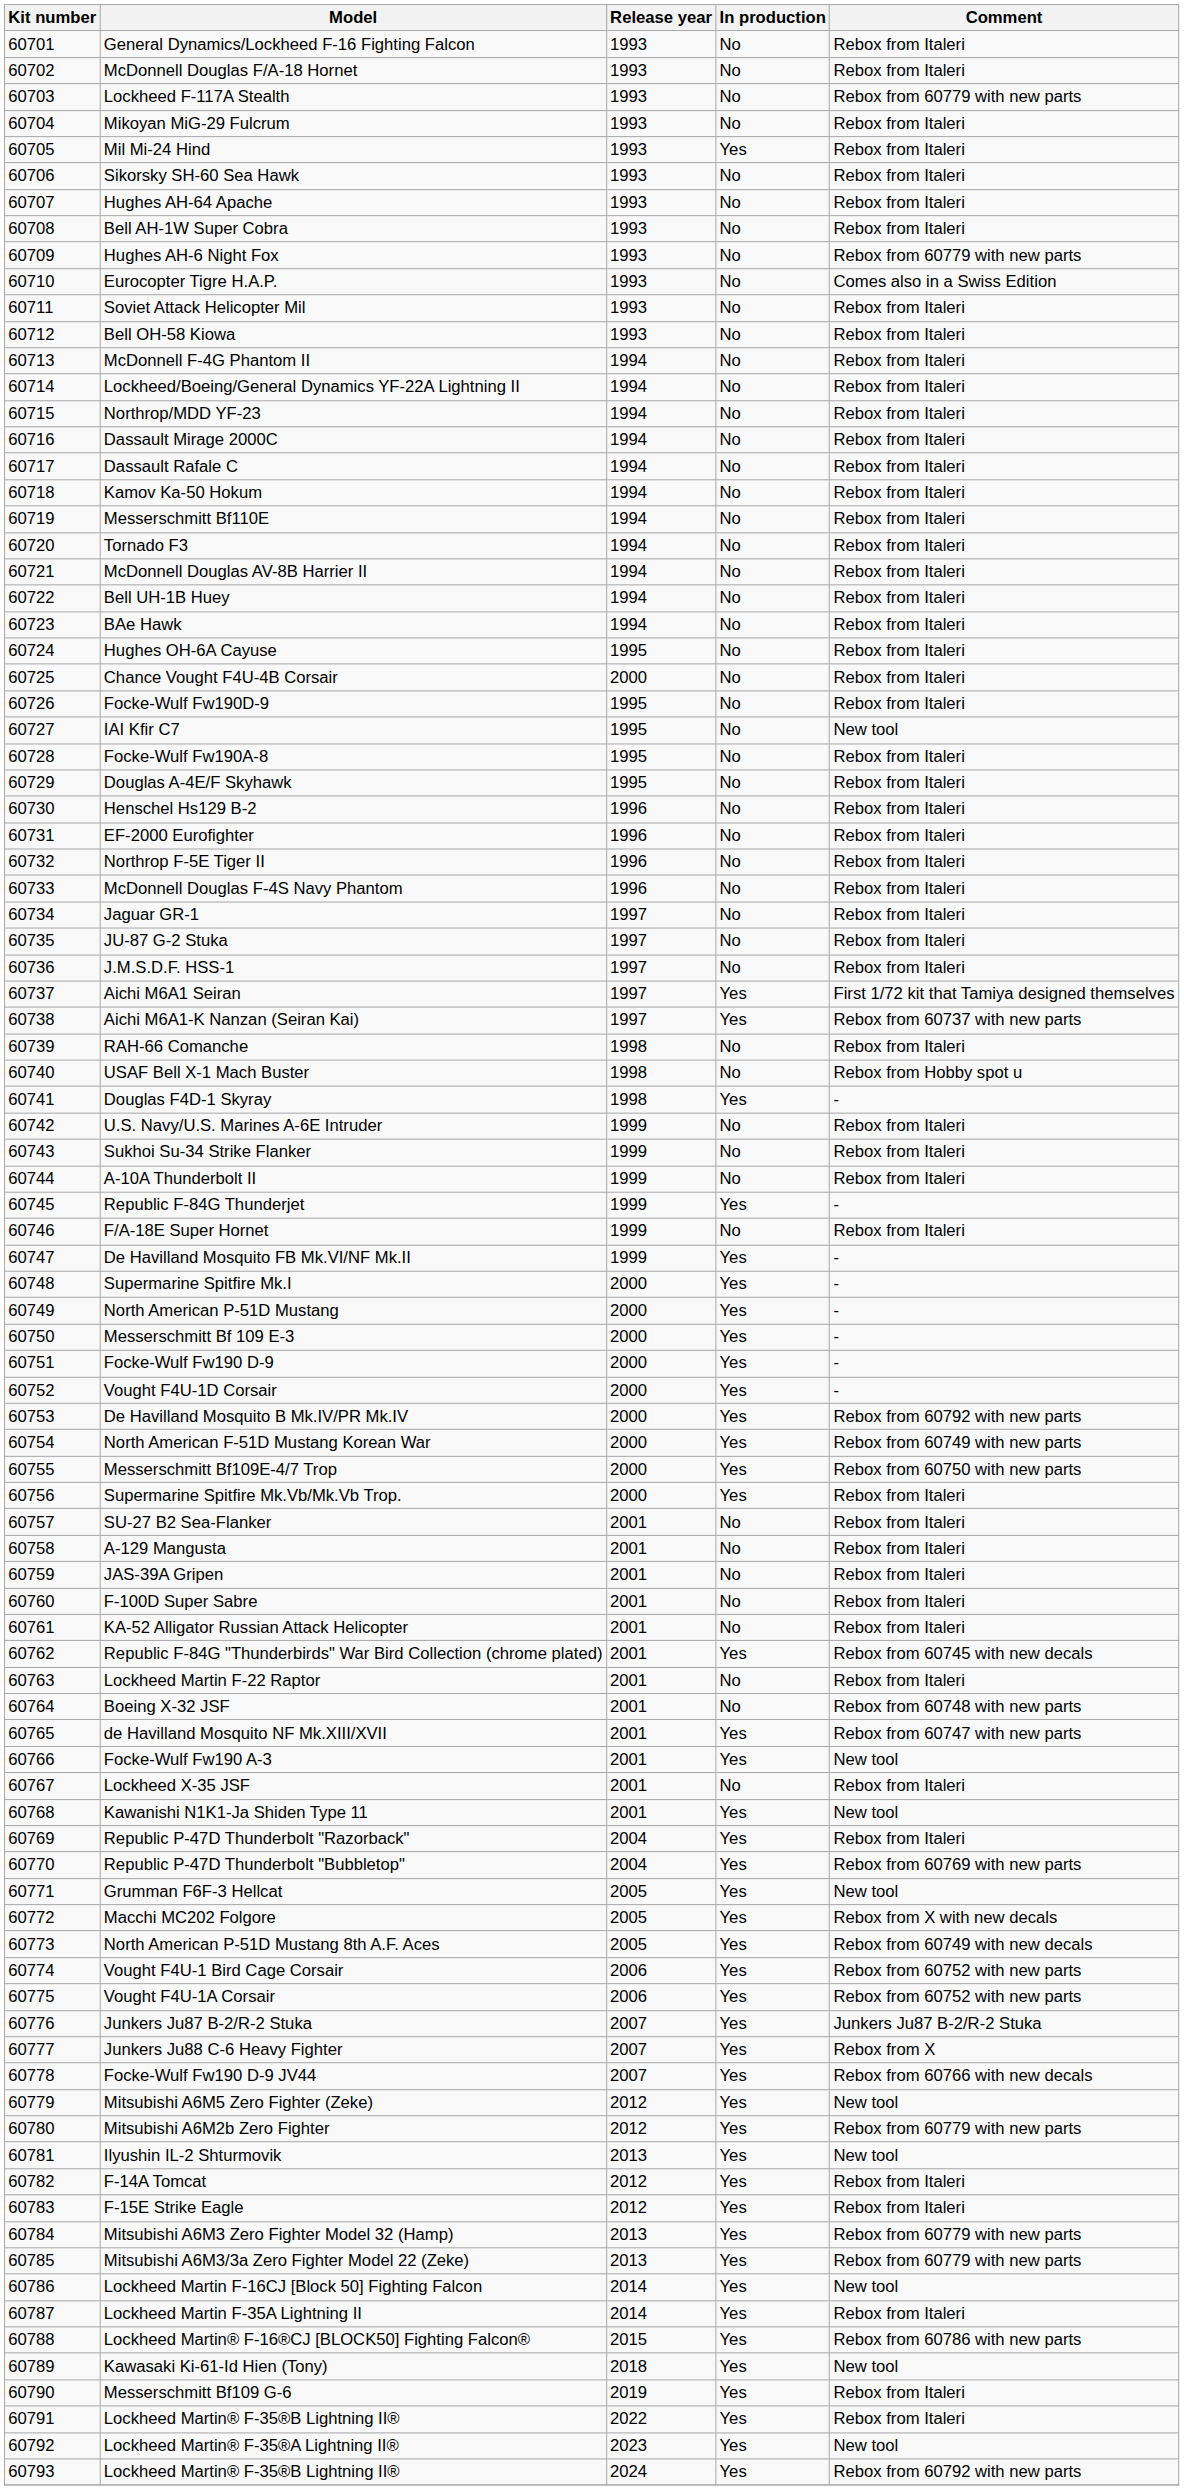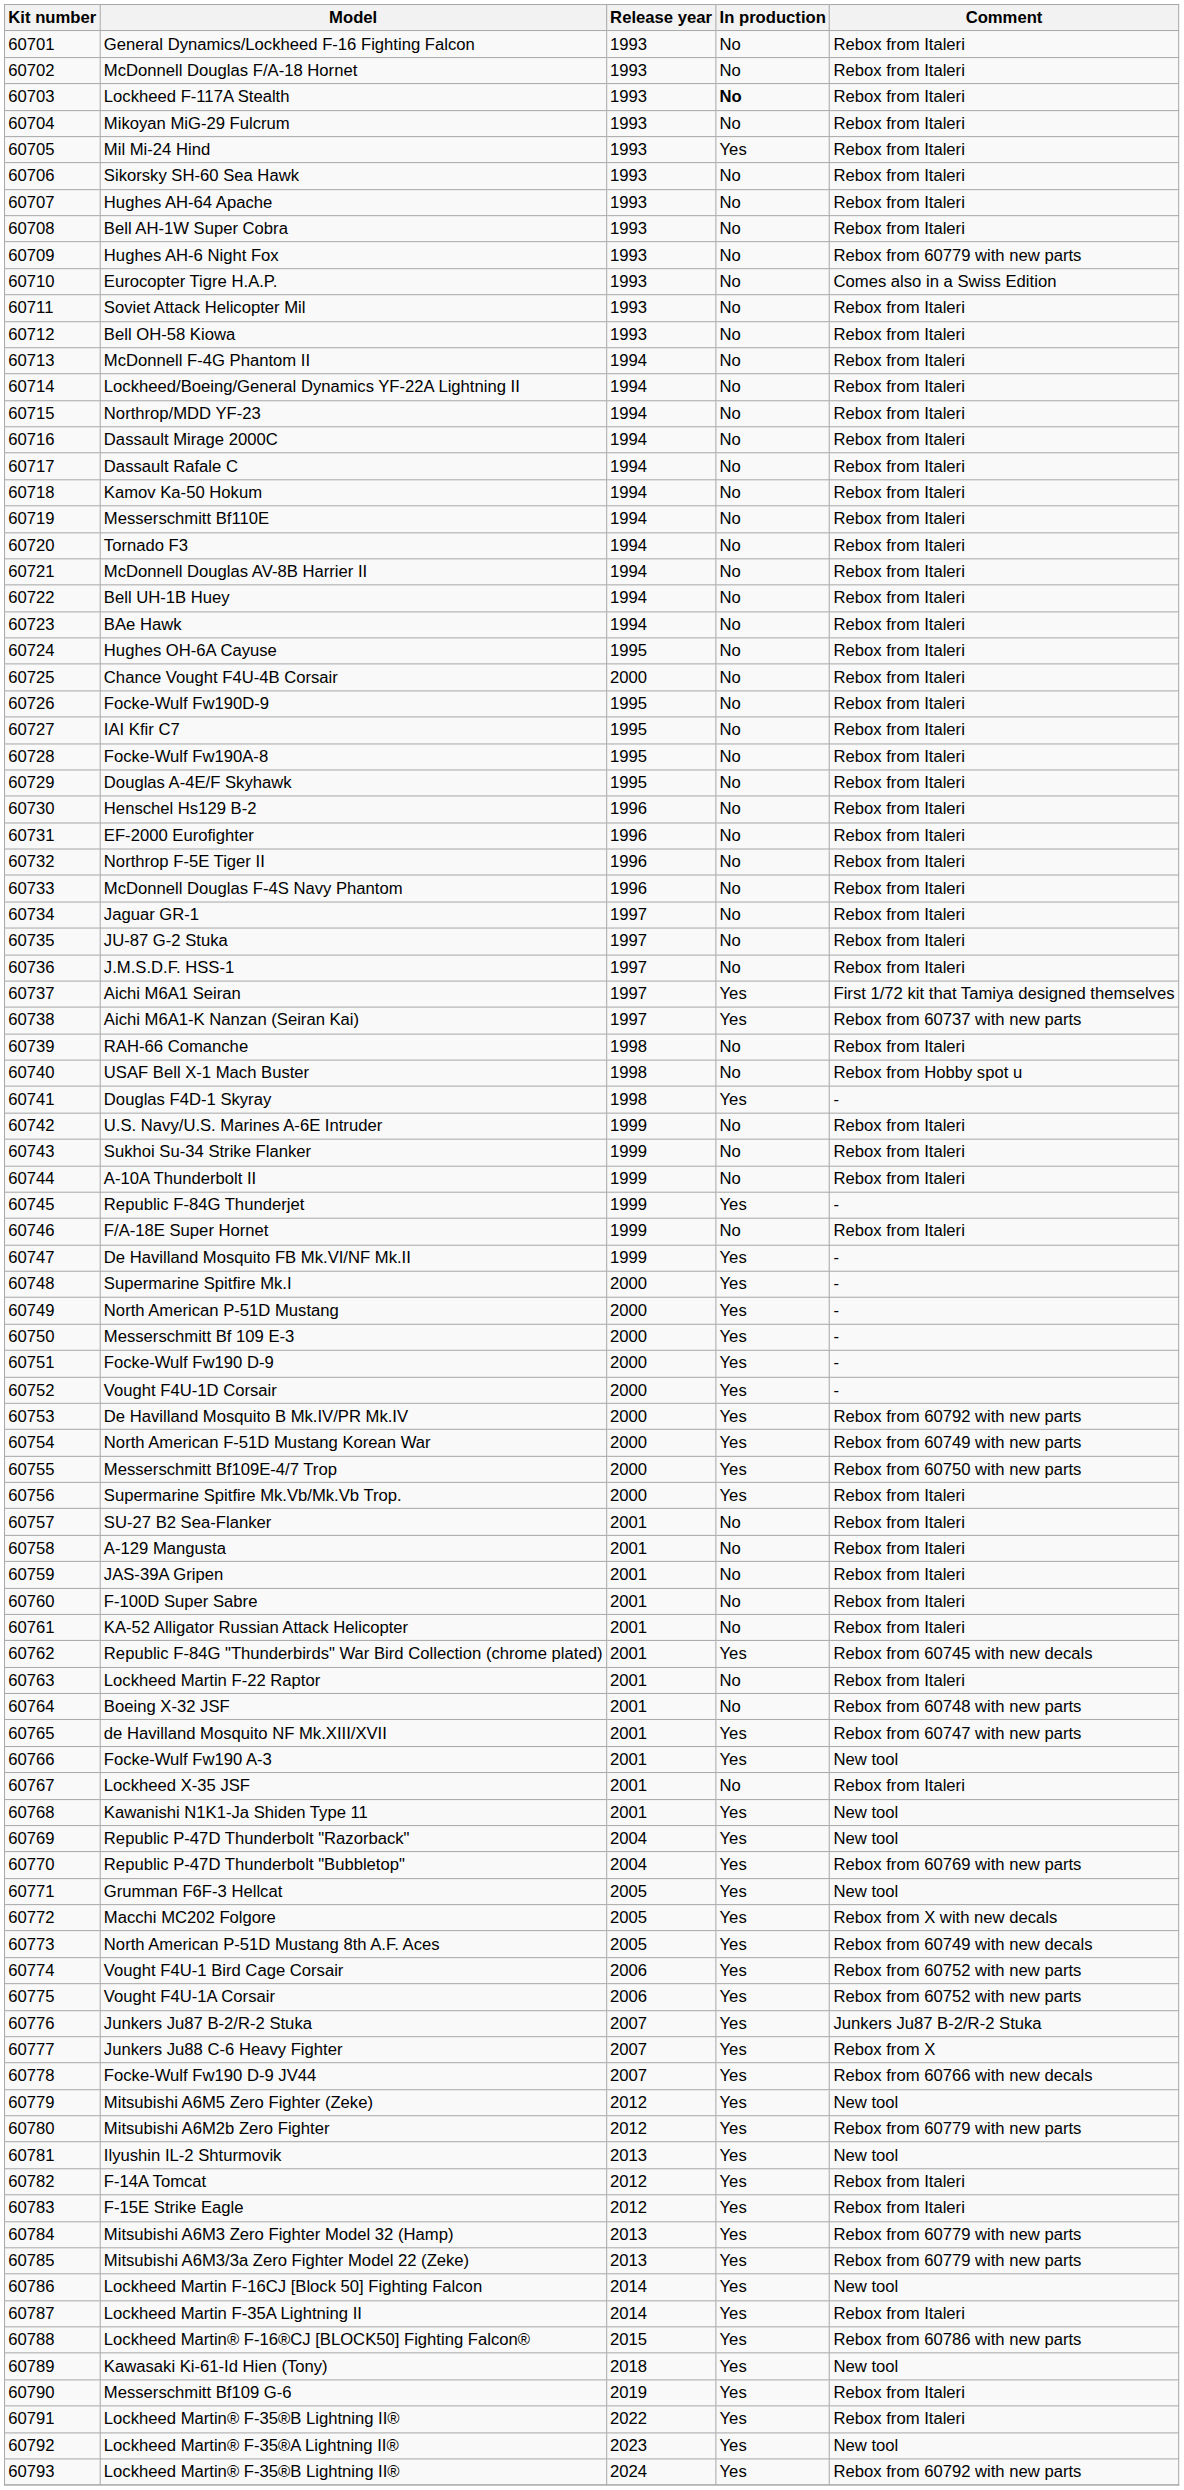(730, 96) normal -> (731, 96) bold
(957, 96) Rebox from 60779 with new parts -> (899, 96) Rebox from Italeri
(866, 730) New tool -> (899, 730) Rebox from Italeri
(899, 1838) Rebox from Italeri -> (866, 1838) New tool
